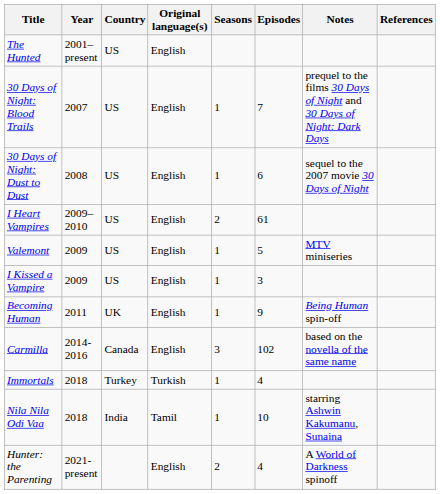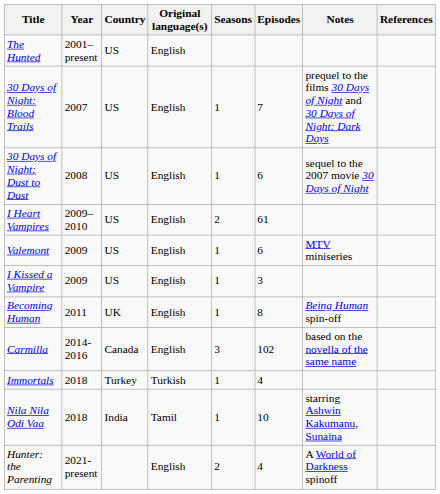(260, 250) 5 -> (260, 250) 6
(260, 312) 9 -> (260, 312) 8
